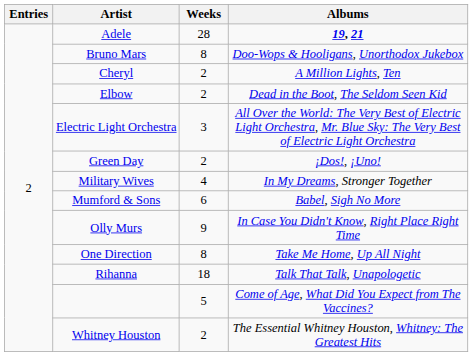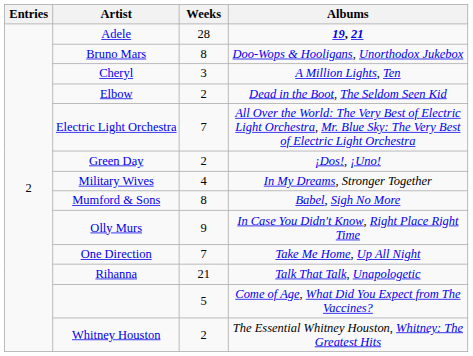(204, 73) 2 -> (204, 73) 3
(204, 127) 3 -> (204, 127) 7
(204, 200) 6 -> (204, 200) 8
(204, 254) 8 -> (204, 254) 7
(204, 274) 18 -> (204, 274) 21
